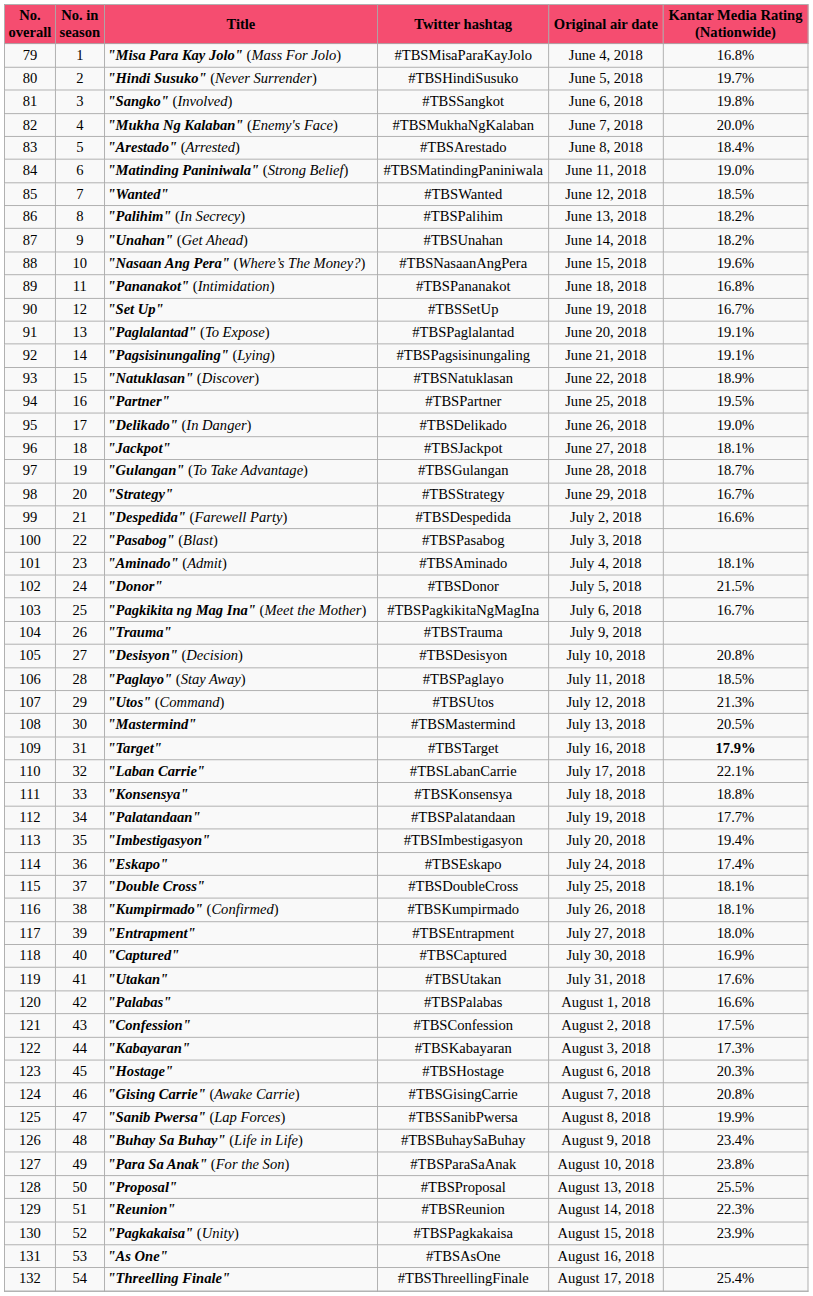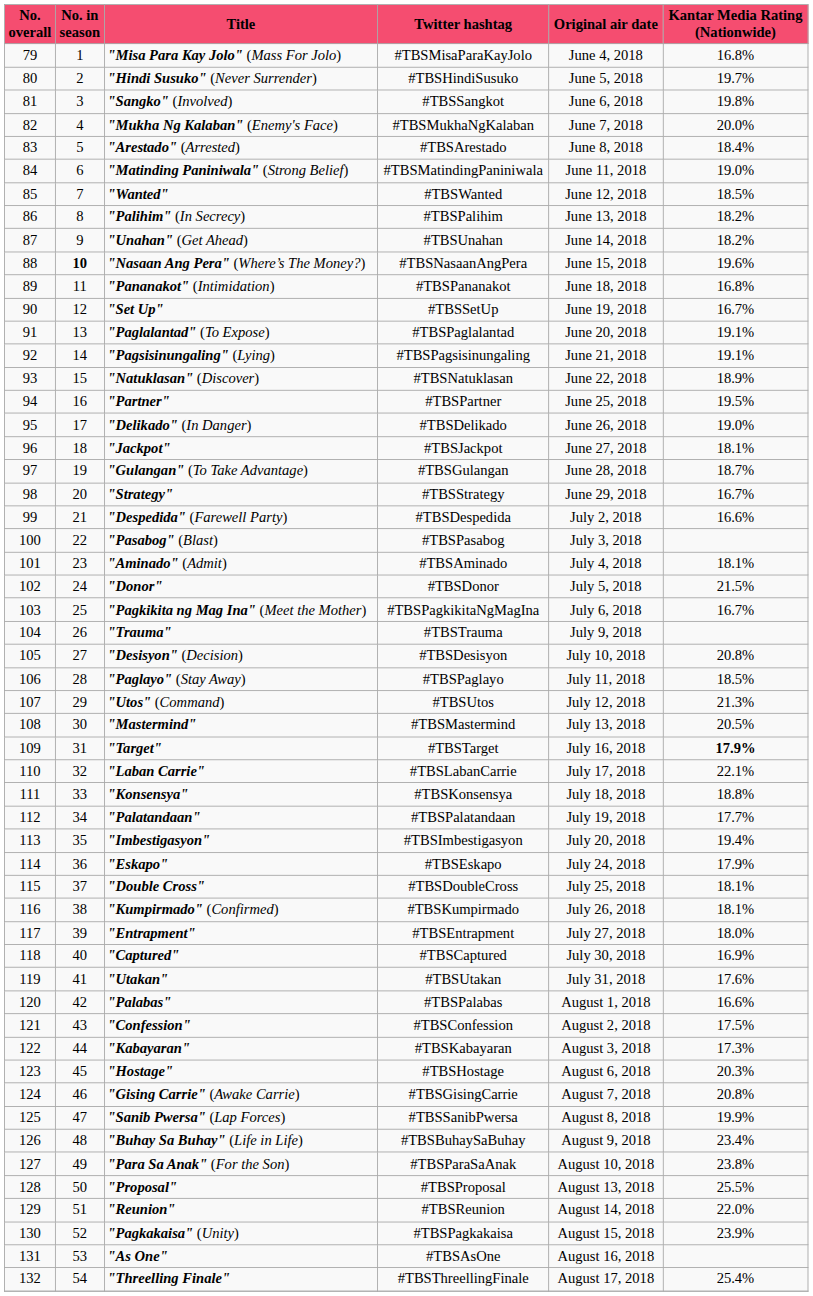(80, 263) normal -> (80, 263) bold
(735, 863) 17.4% -> (735, 863) 17.9%
(735, 1210) 22.3% -> (735, 1210) 22.0%
